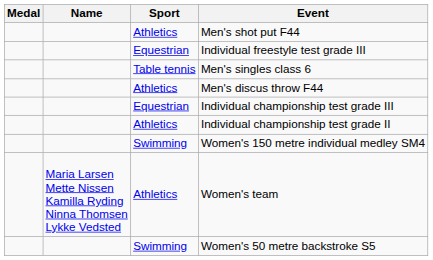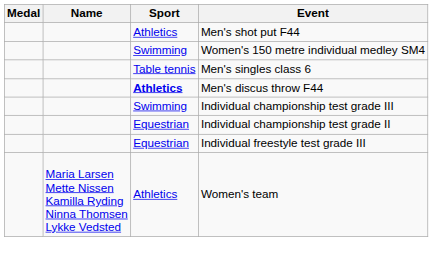rows swapped: (313, 143) <-> (283, 50)
(155, 87) normal -> (158, 87) bold
(161, 106) Equestrian -> (160, 106) Swimming
(155, 124) Athletics -> (161, 124) Equestrian
- row: (288, 246)
